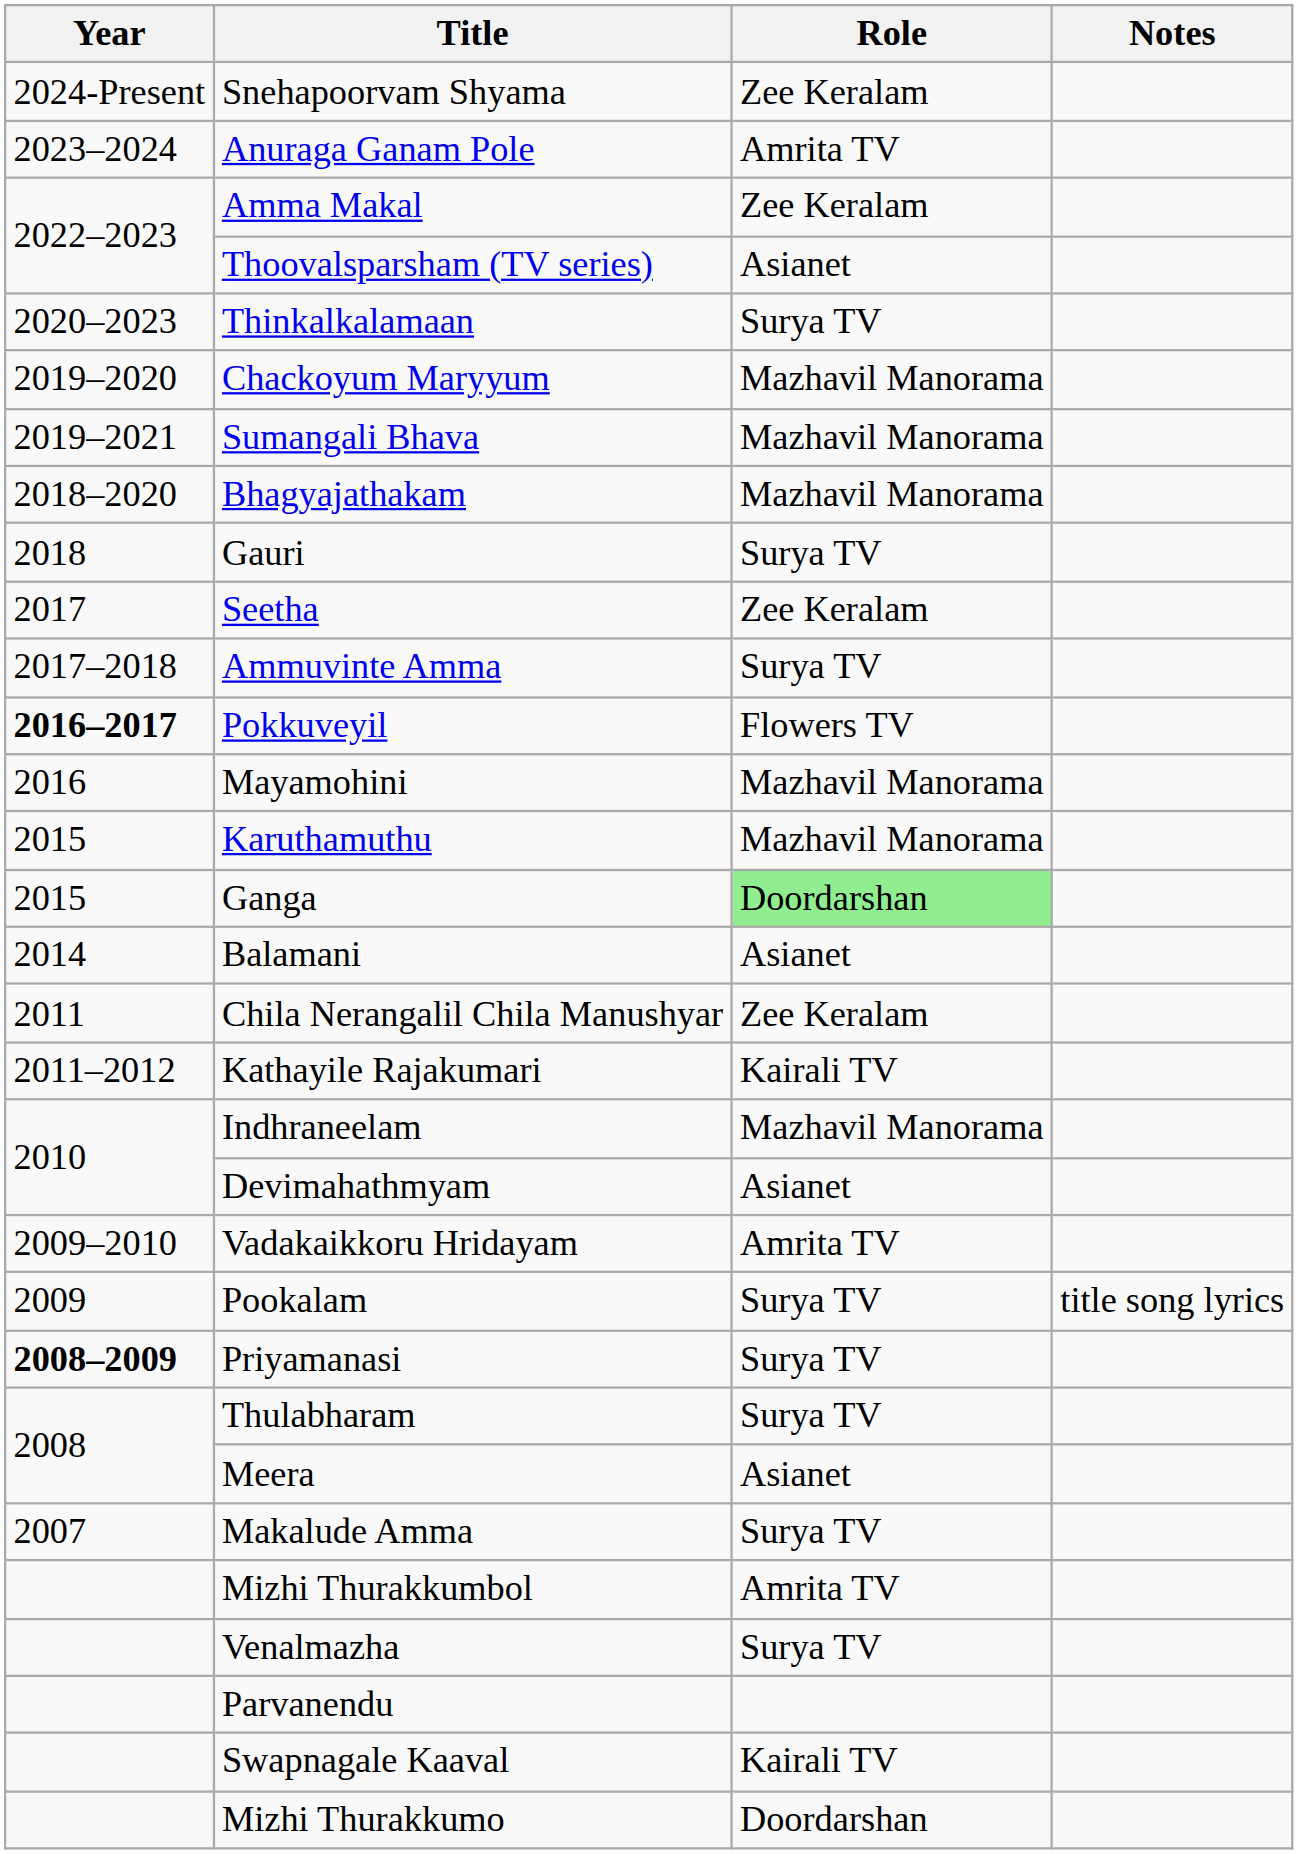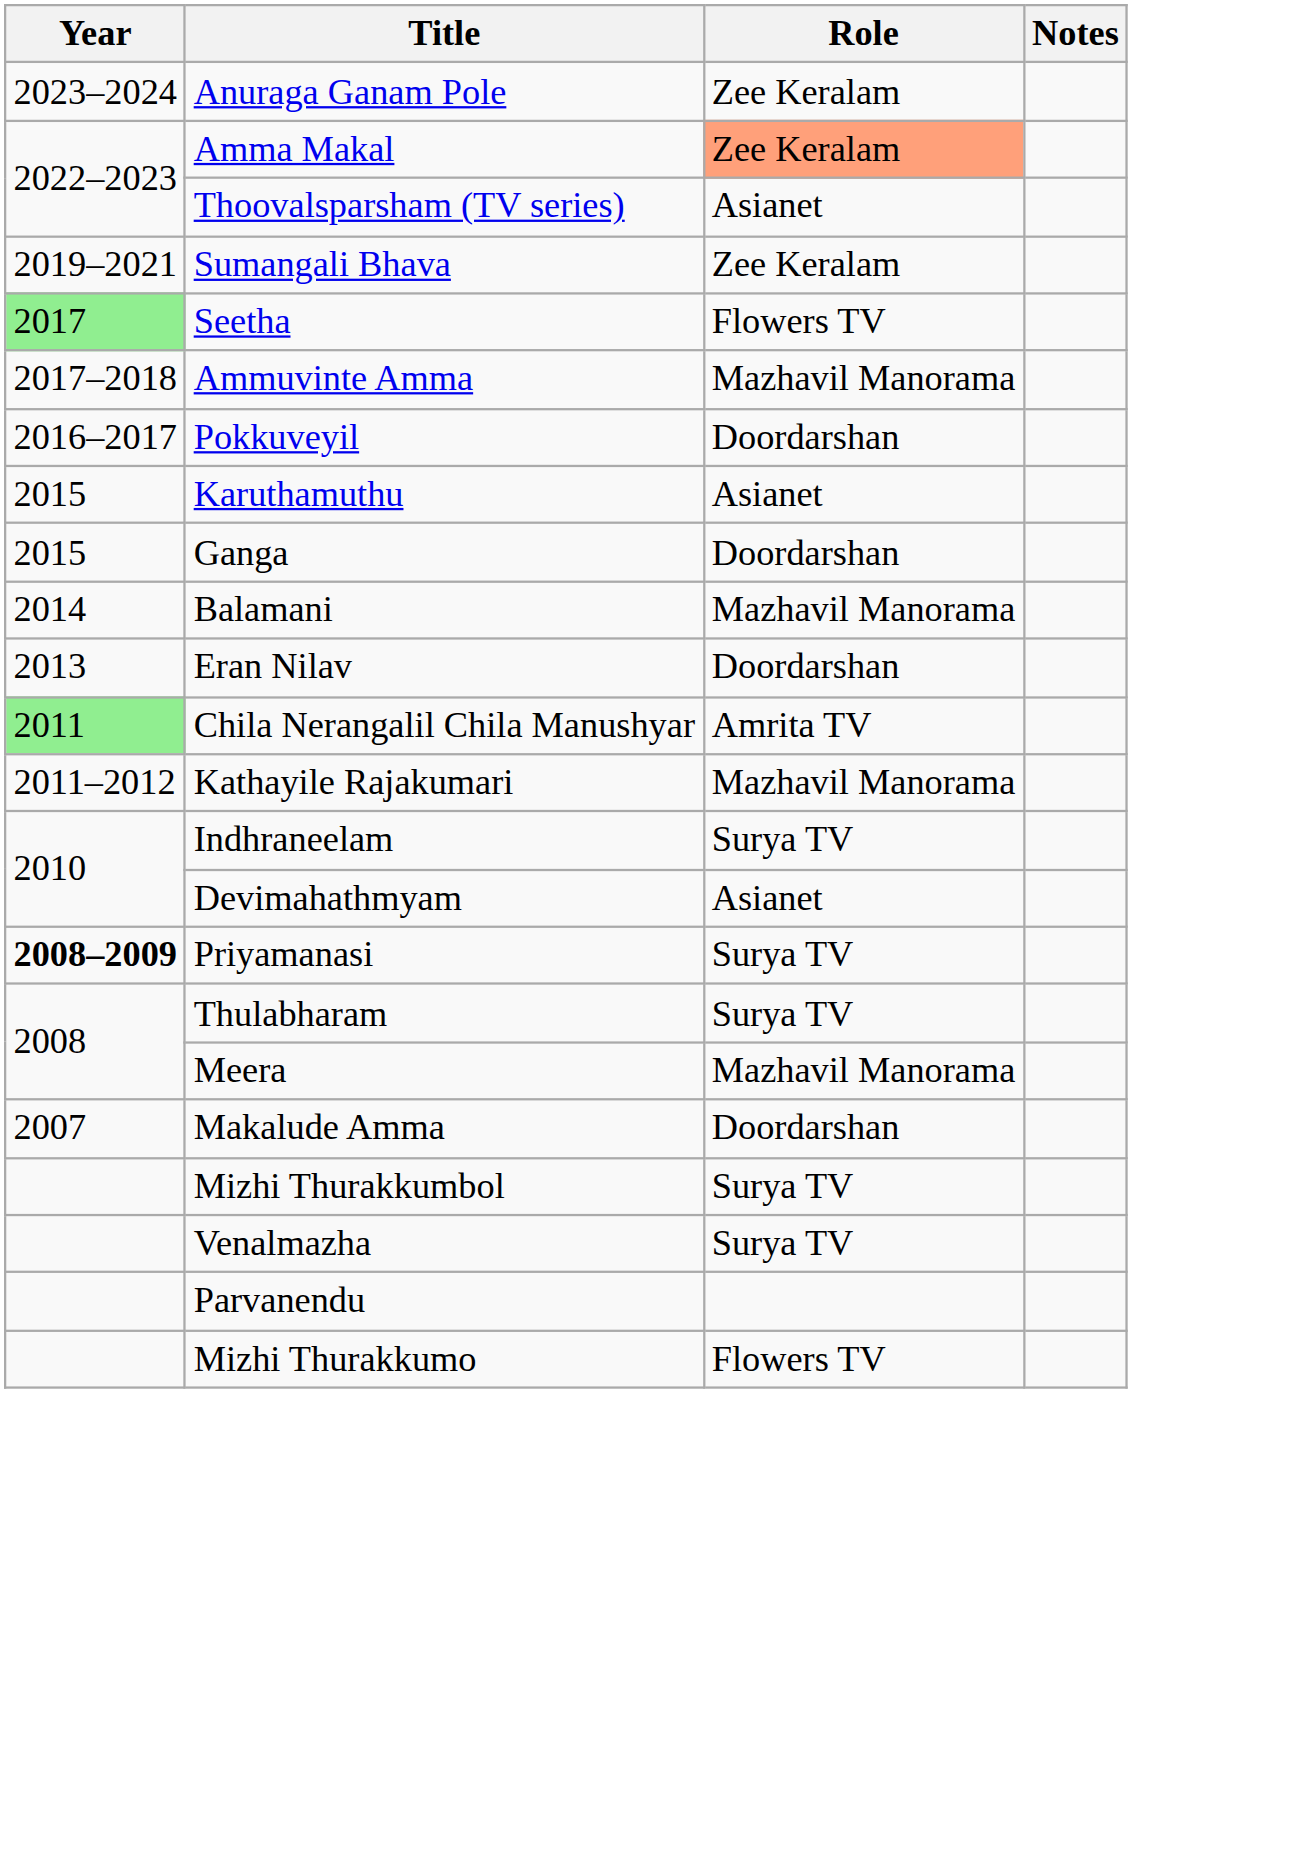- row: (394, 90)
(820, 148) Amrita TV -> (806, 90) Zee Keralam
(834, 206) no background -> (806, 148) lightsalmon background
- row: (348, 321)
- row: (386, 378)
(892, 436) Mazhavil Manorama -> (806, 263) Zee Keralam
- row: (344, 494)
- row: (263, 551)
(50, 609) no background -> (50, 321) lightgreen background
(834, 609) Zee Keralam -> (799, 321) Flowers TV
(811, 666) Surya TV -> (864, 378) Mazhavil Manorama
(95, 724) bold -> (95, 436) normal
(827, 724) Flowers TV -> (806, 436) Doordarshan
- row: (315, 782)
(892, 839) Mazhavil Manorama -> (767, 494) Asianet
(834, 897) lightgreen background -> (806, 551) no background
(795, 954) Asianet -> (864, 609) Mazhavil Manorama
+ row: (273, 666)
(49, 1012) no background -> (49, 724) lightgreen background
(834, 1012) Zee Keralam -> (792, 724) Amrita TV
(819, 1070) Kairali TV -> (864, 782) Mazhavil Manorama
(892, 1127) Mazhavil Manorama -> (783, 839) Surya TV
- row: (400, 1242)
- row: (295, 1300)
(795, 1473) Asianet -> (864, 1070) Mazhavil Manorama
(811, 1530) Surya TV -> (806, 1127) Doordarshan
(820, 1588) Amrita TV -> (783, 1185) Surya TV
- row: (366, 1761)
(834, 1818) Doordarshan -> (799, 1358) Flowers TV
